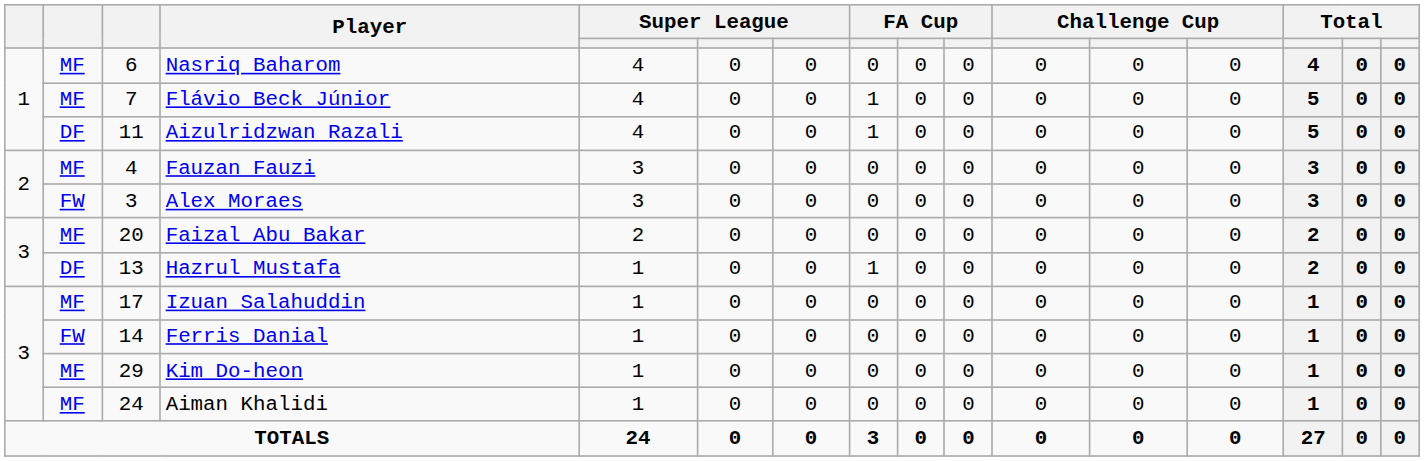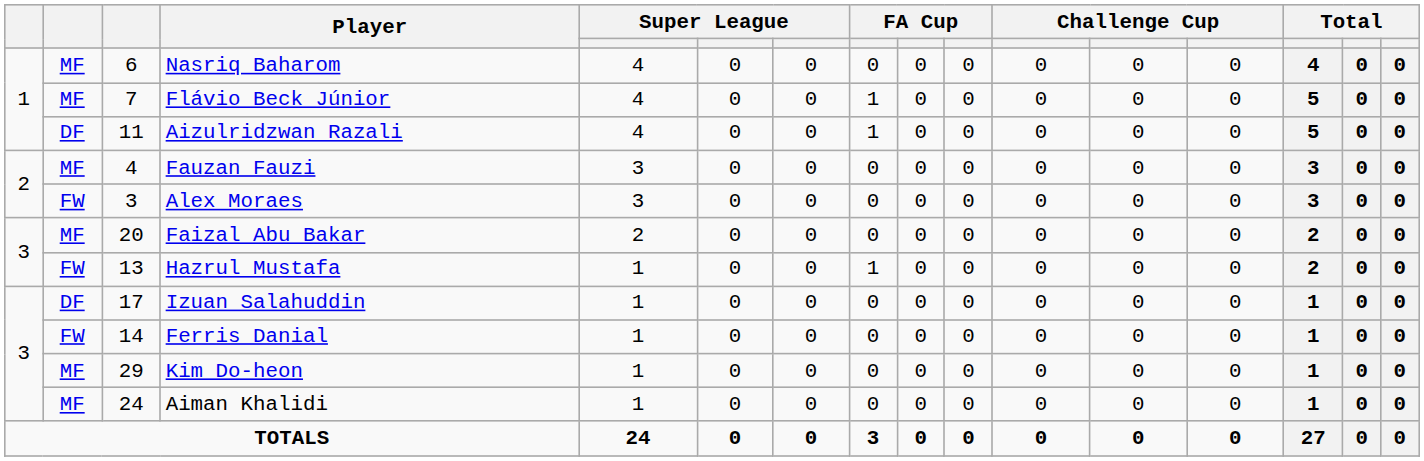(72, 269) DF -> (72, 269) FW
(72, 303) MF -> (72, 303) DF
